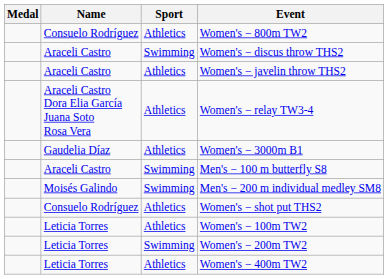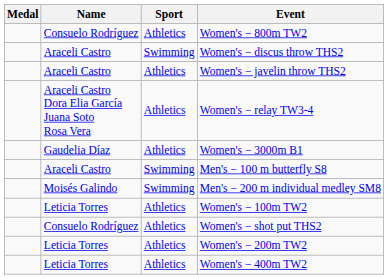rows swapped: (261, 207) <-> (253, 226)
(169, 245) Swimming -> (165, 245) Athletics
